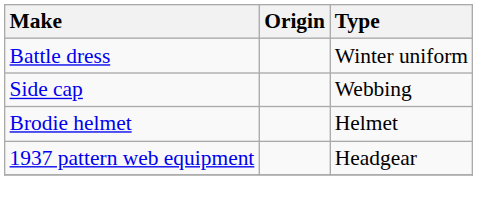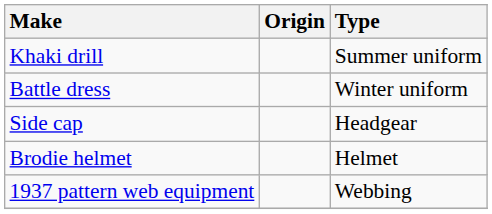+ row: (56, 55)
(373, 89) Webbing -> (376, 123) Headgear
(376, 157) Headgear -> (373, 191) Webbing
